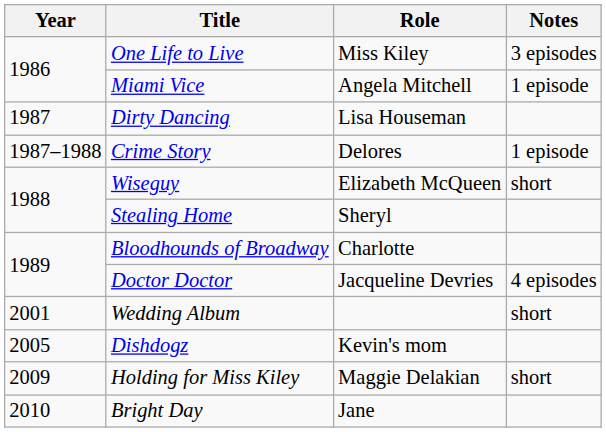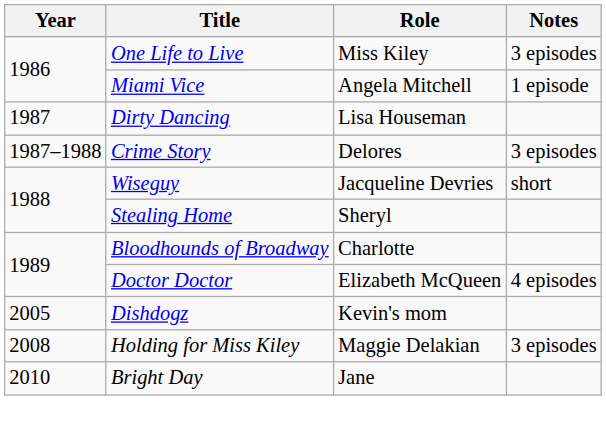(550, 150) 1 episode -> (554, 150) 3 episodes
(420, 183) Elizabeth McQueen -> (416, 183) Jacqueline Devries
(416, 280) Jacqueline Devries -> (420, 280) Elizabeth McQueen
- row: (176, 313)
(30, 378) 2009 -> (30, 345) 2008
(531, 378) short -> (554, 345) 3 episodes
